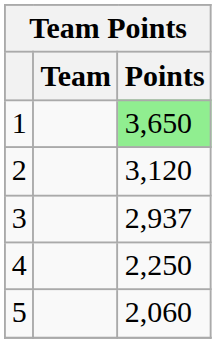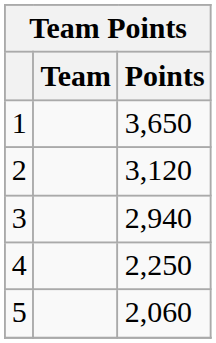(158, 123) lightgreen background -> (158, 123) no background
(158, 218) 2,937 -> (158, 218) 2,940
